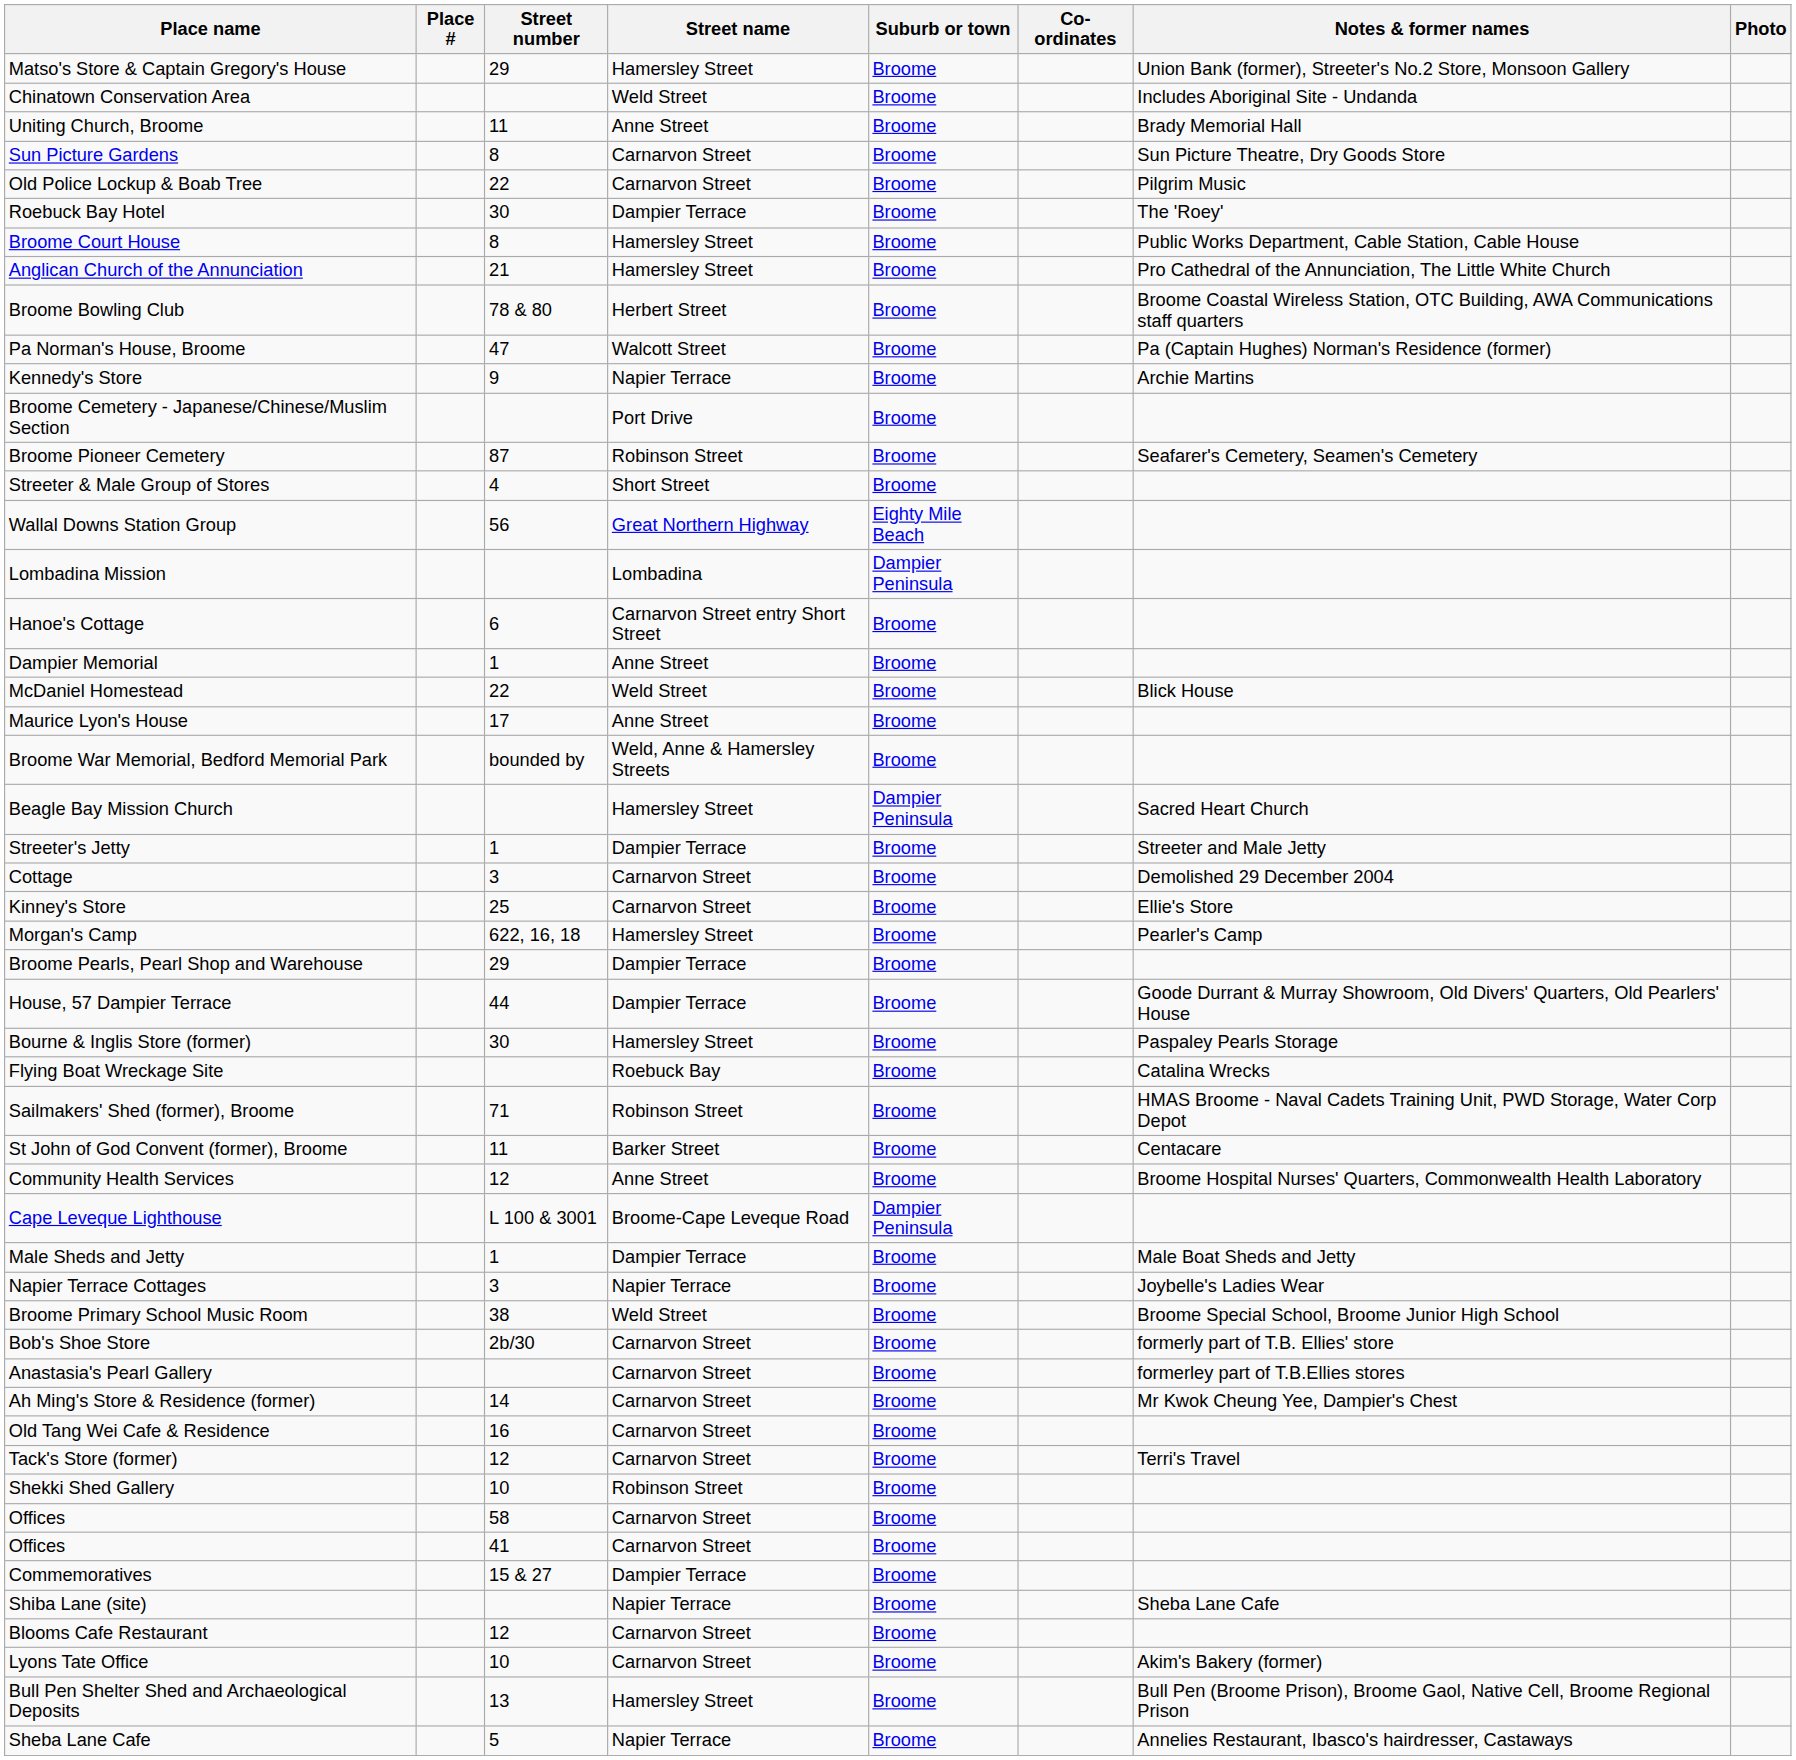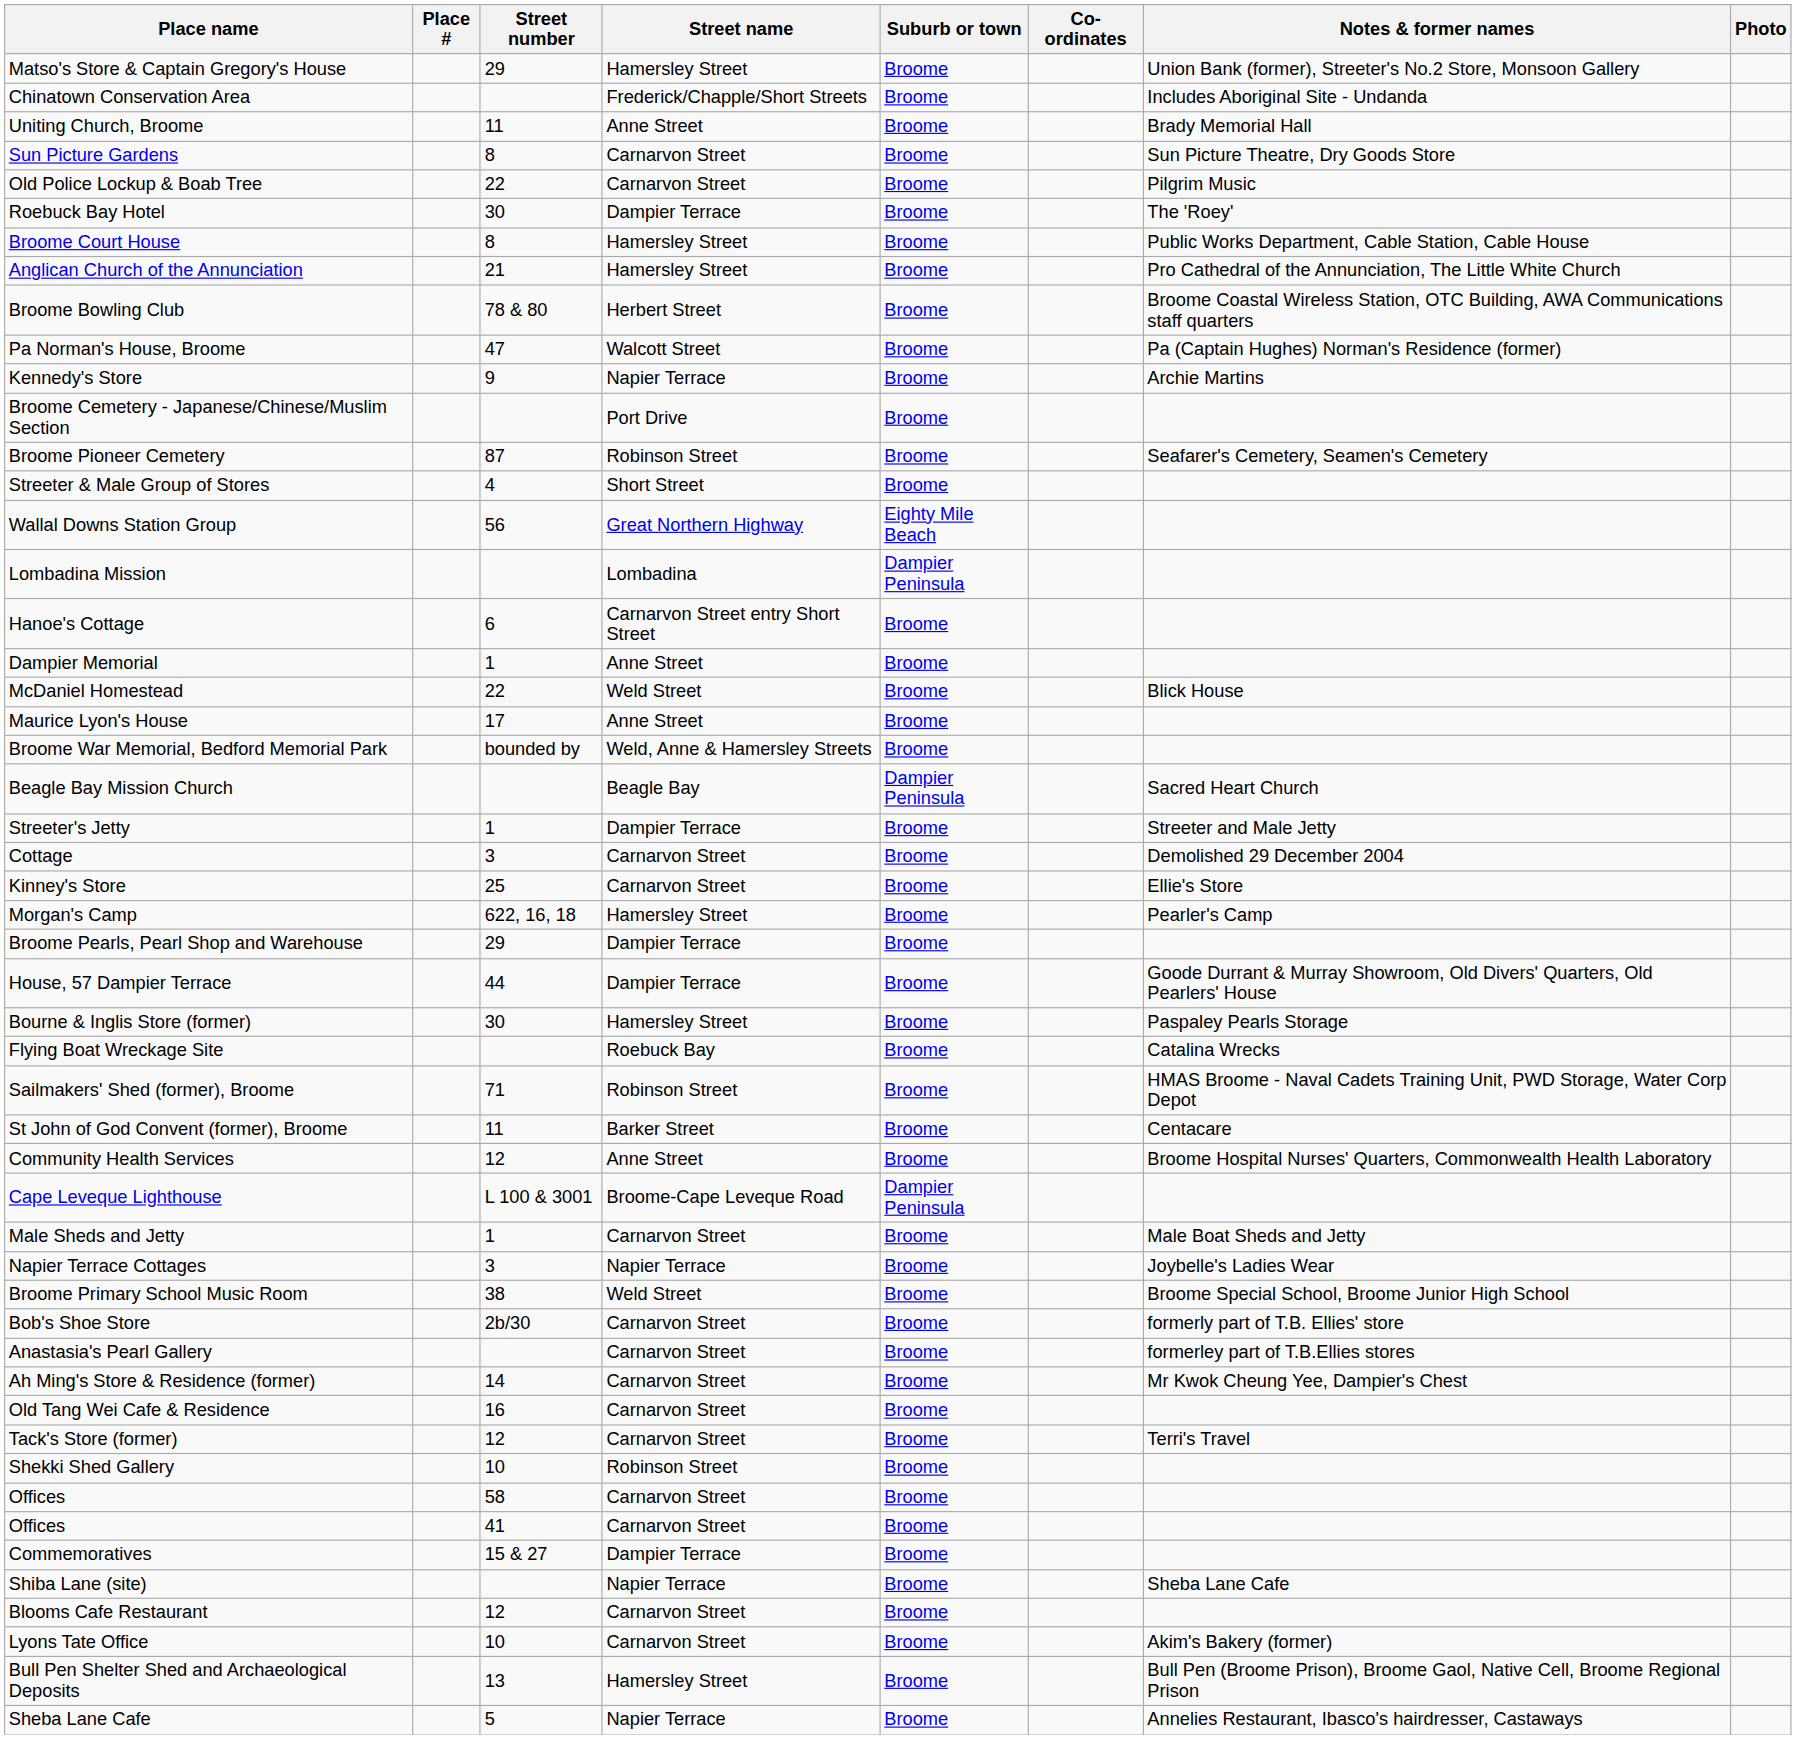(659, 97) Weld Street -> (737, 97) Frederick/Chapple/Short Streets
(682, 809) Hamersley Street -> (653, 788) Beagle Bay
(679, 1257) Dampier Terrace -> (676, 1236) Carnarvon Street
